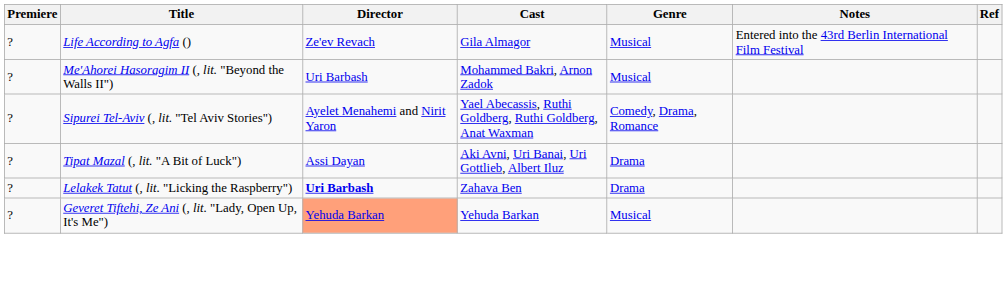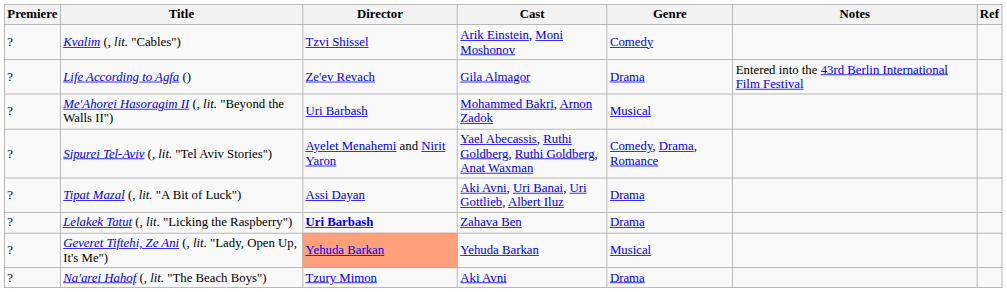+ row: (122, 42)
(631, 42) Musical -> (627, 76) Drama
+ row: (165, 277)
